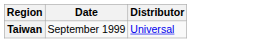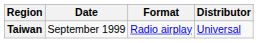+ column: (161, 12)
